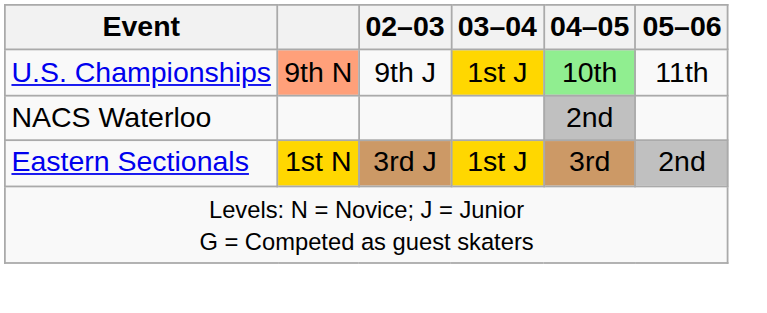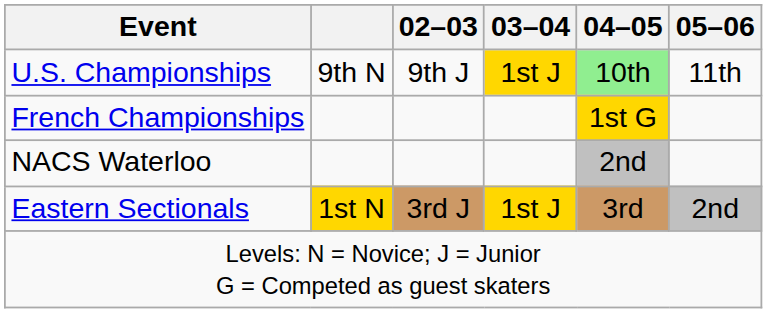(318, 72) lightsalmon background -> (351, 72) no background
+ row: (158, 117)
